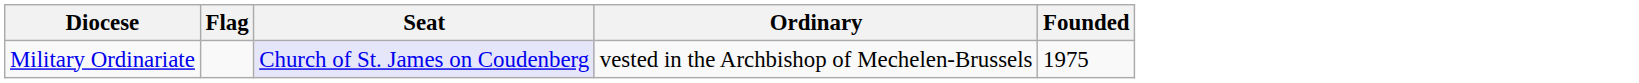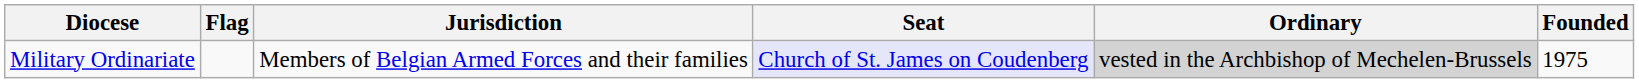+ column: (504, 22)
(816, 58) no background -> (1315, 58) lightgrey background
